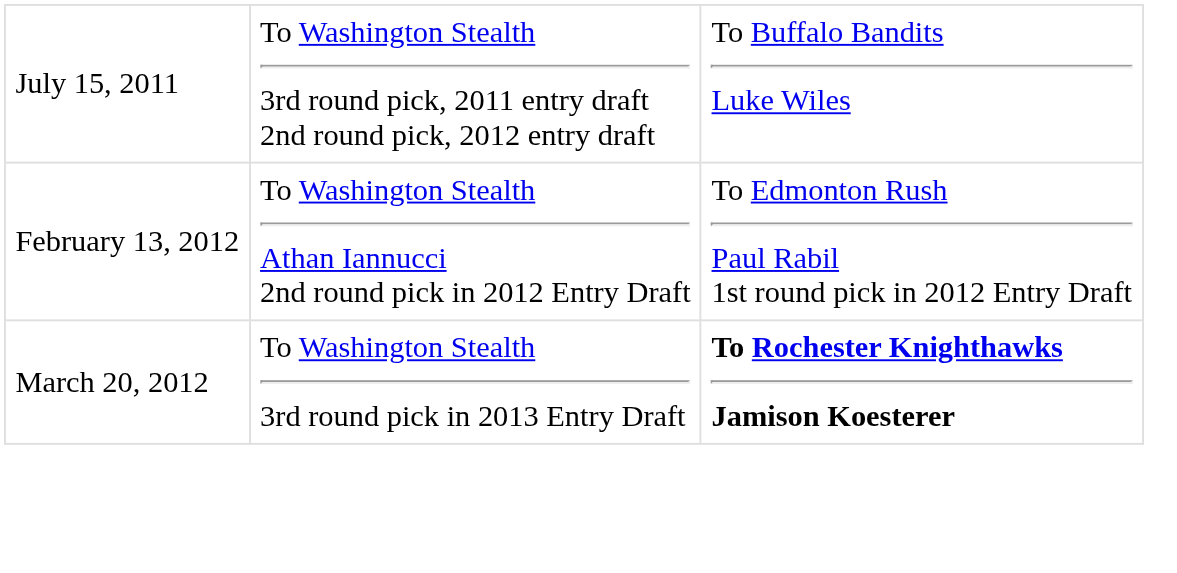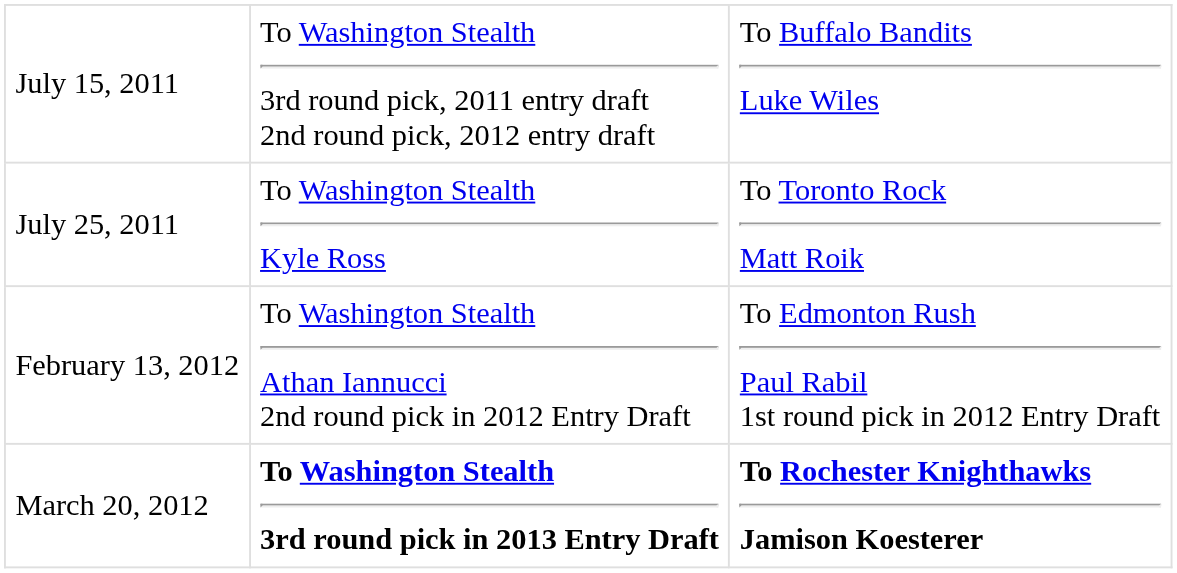+ row: (97, 223)
(475, 381) normal -> (489, 505) bold
